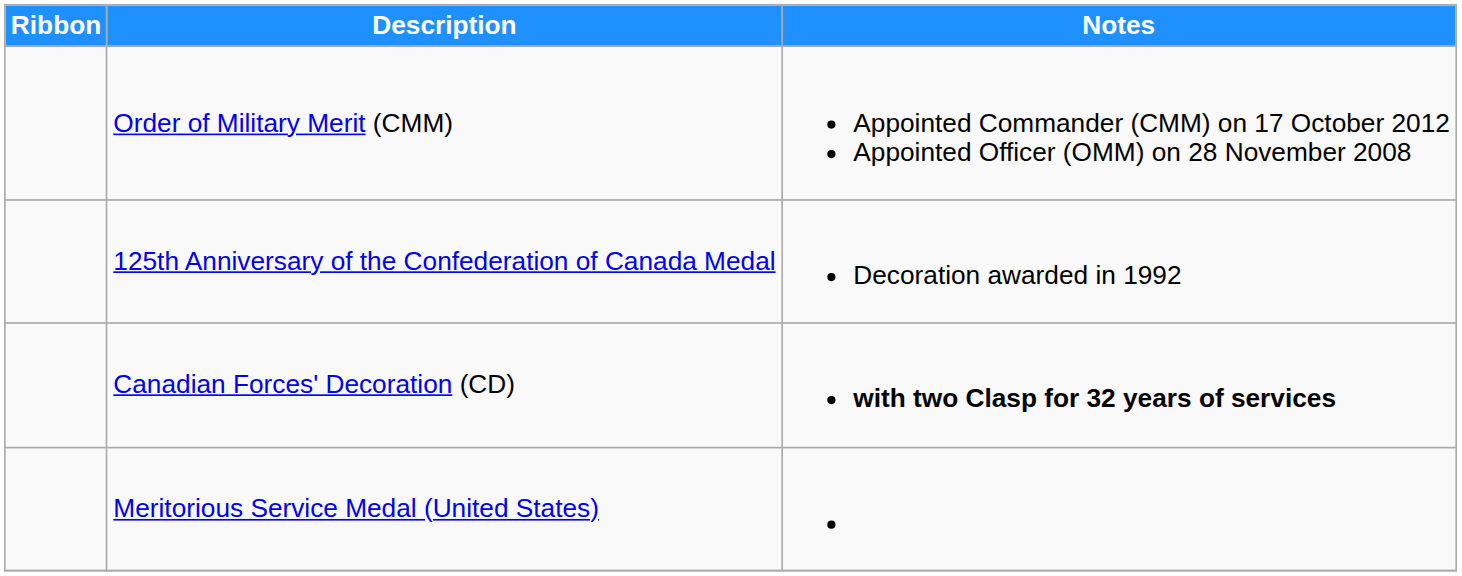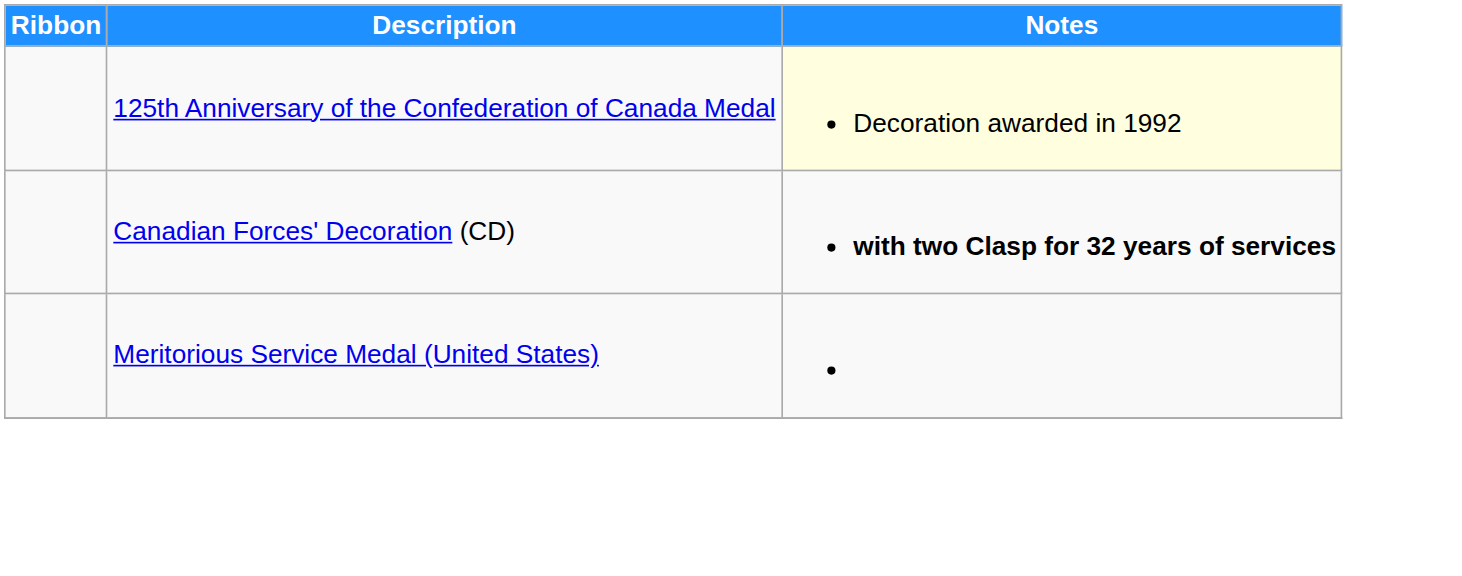- row: (283, 122)
(1119, 276) no background -> (1062, 123) lightyellow background
